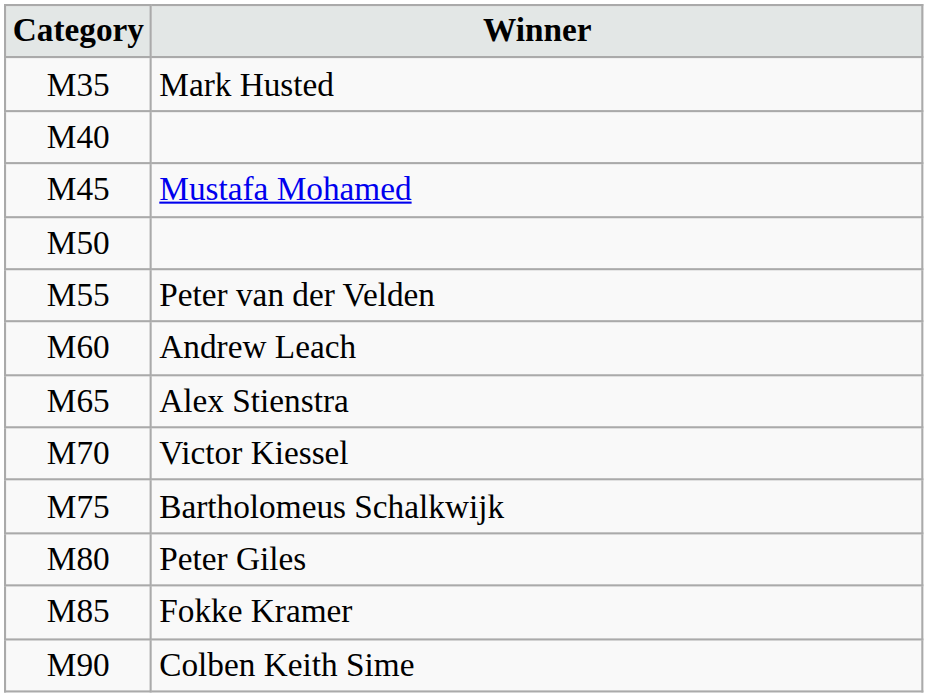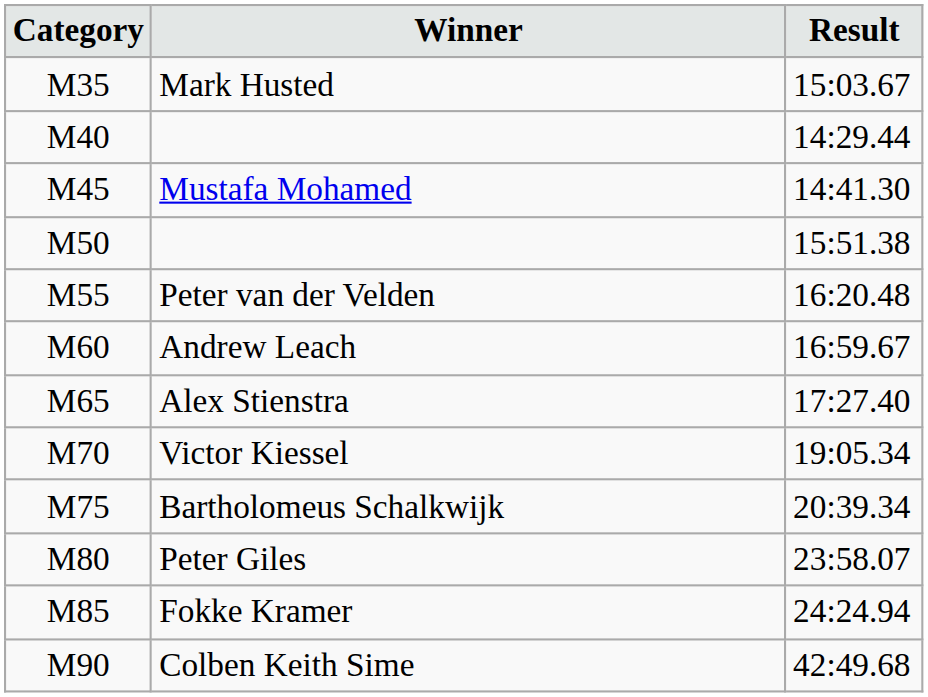+ column: (854, 30)
